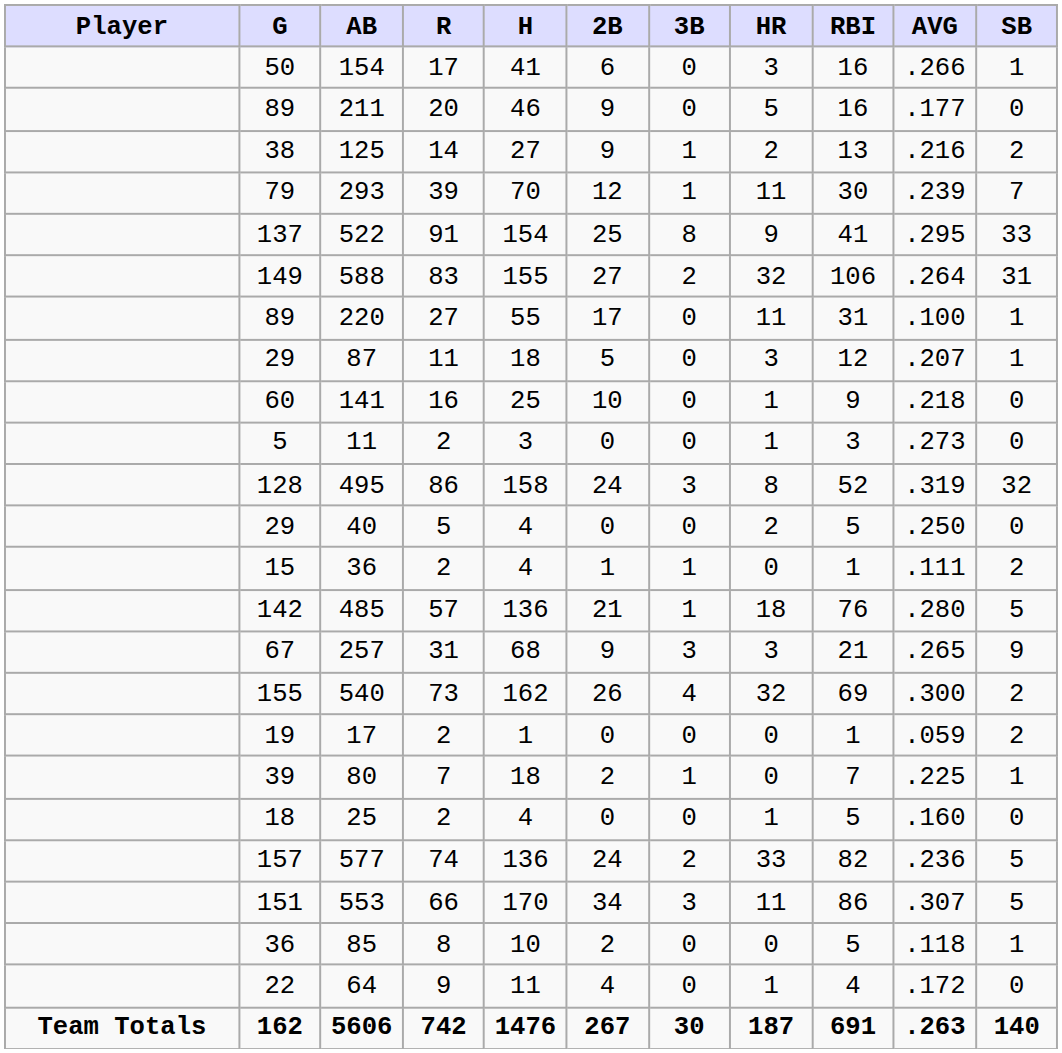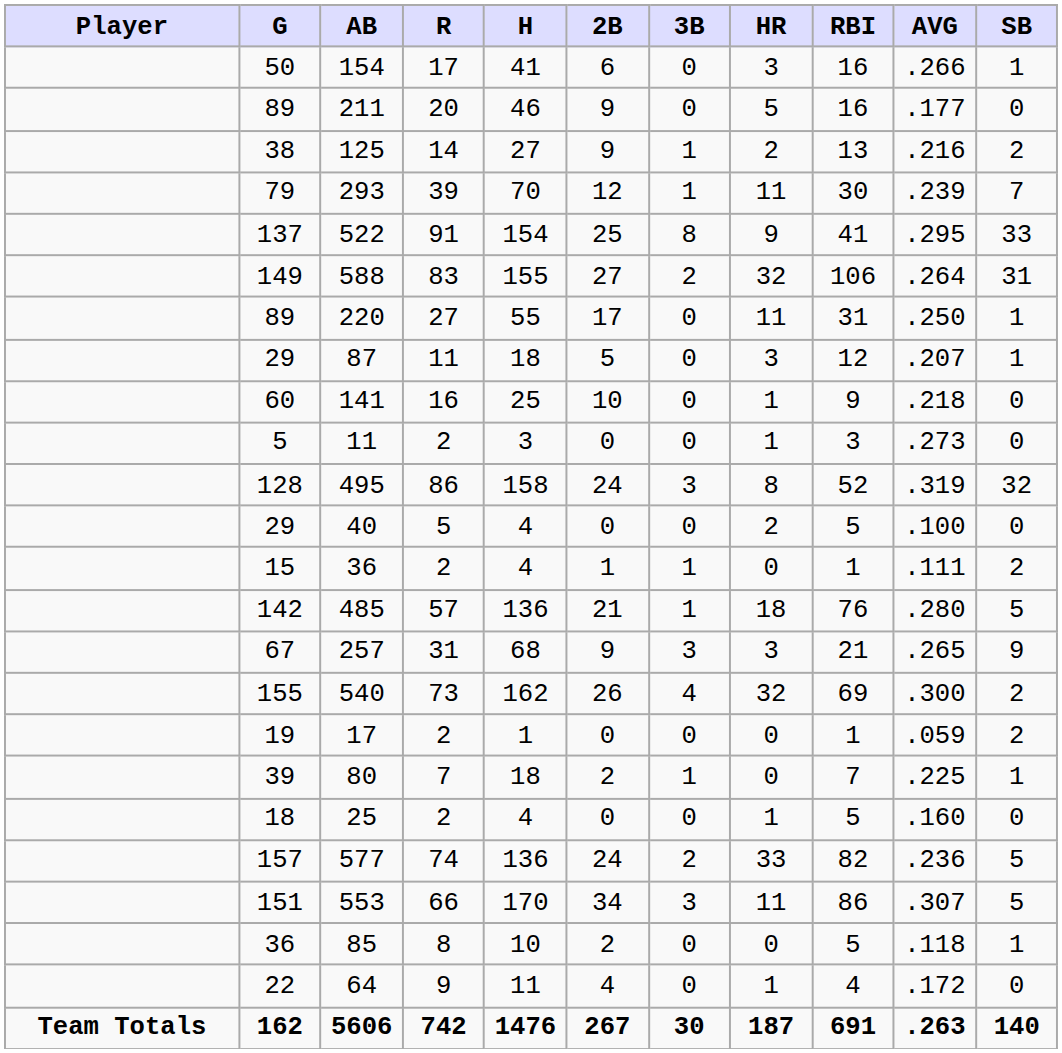(935, 318) .100 -> (935, 318) .250
(935, 527) .250 -> (935, 527) .100
